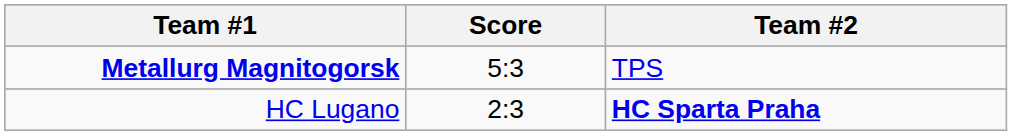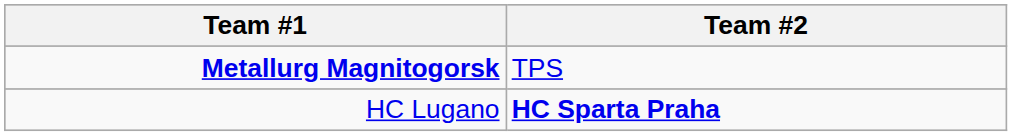- column: (506, 25)
